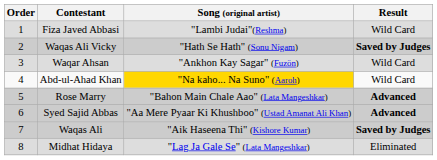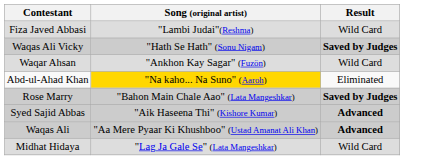- column: (21, 12)
(393, 79) Wild Card -> (360, 79) Eliminated
(393, 96) Advanced -> (360, 96) Saved by Judges
(239, 113) "Aa Mere Pyaar Ki Khushboo" (Ustad Amanat Ali Khan) -> (206, 113) "Aik Haseena Thi" (Kishore Kumar)
(239, 130) "Aik Haseena Thi" (Kishore Kumar) -> (206, 130) "Aa Mere Pyaar Ki Khushboo" (Ustad Amanat Ali Khan)
(393, 130) Saved by Judges -> (360, 130) Advanced
(393, 146) Eliminated -> (360, 146) Wild Card
